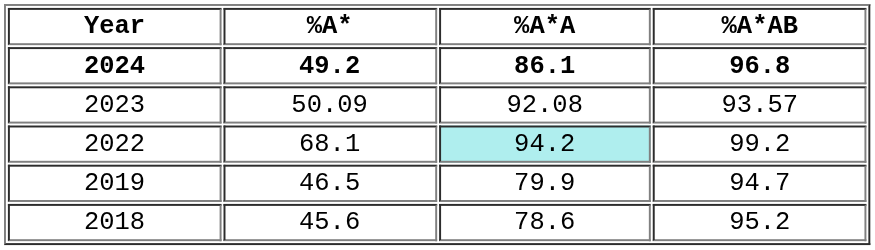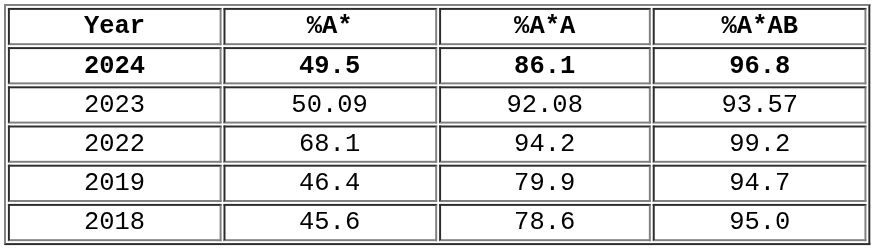(330, 66) 49.2 -> (330, 66) 49.5
(545, 144) paleturquoise background -> (545, 144) no background
(330, 183) 46.5 -> (330, 183) 46.4
(760, 223) 95.2 -> (760, 223) 95.0
